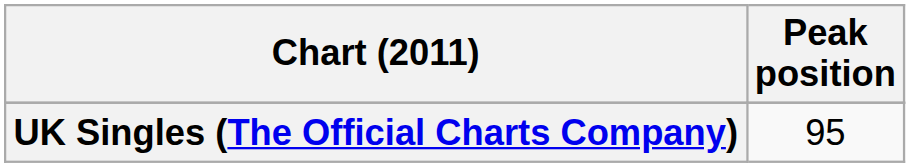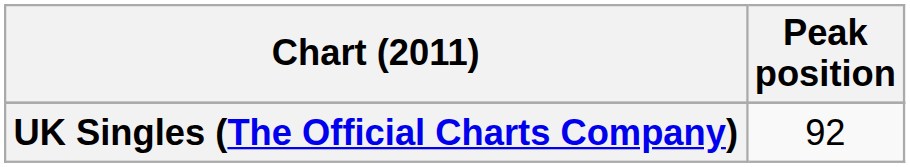(825, 131) 95 -> (825, 131) 92
